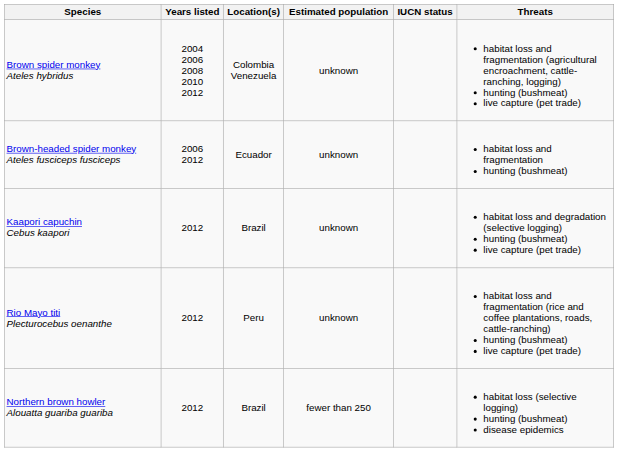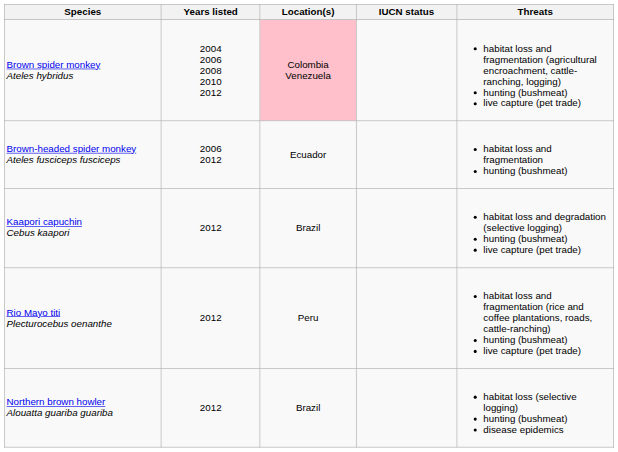- column: (339, 12)
(254, 70) no background -> (308, 70) pink background
